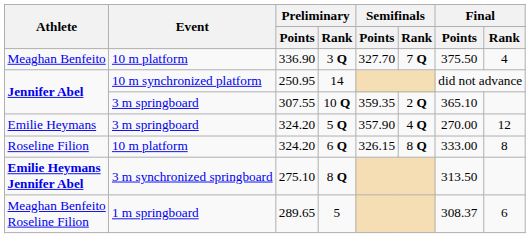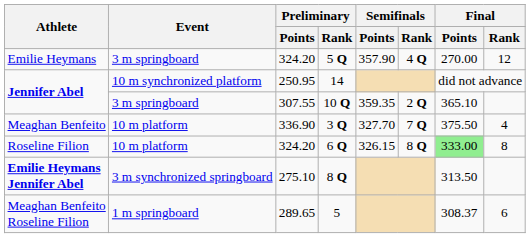rows swapped: (337, 125) <-> (337, 59)
(459, 146) no background -> (459, 146) lightgreen background
